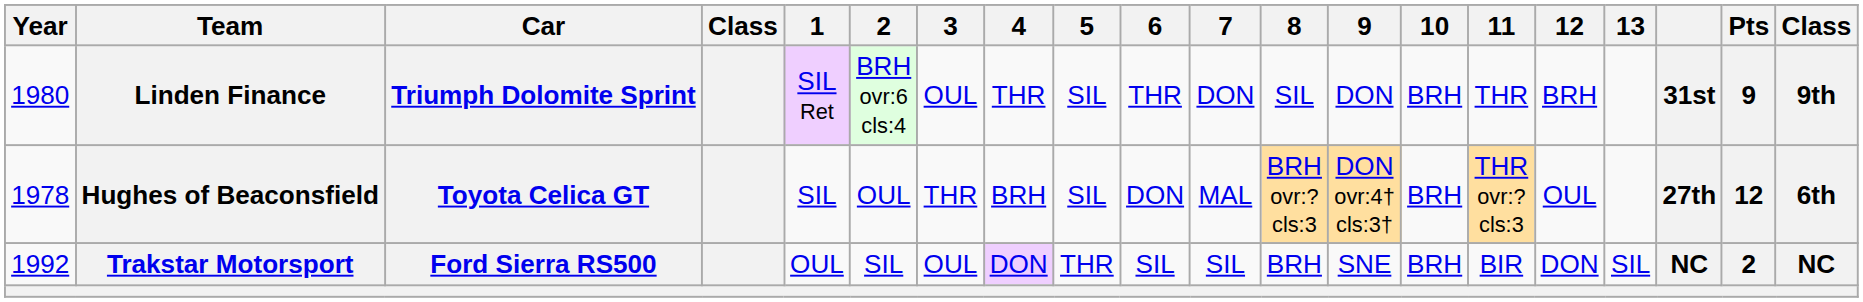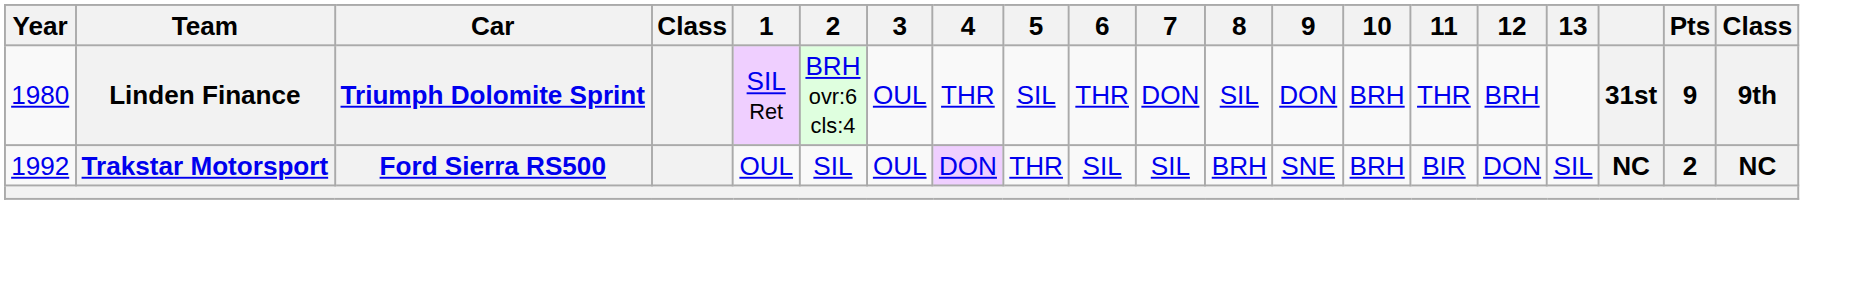- row: (230, 194)
